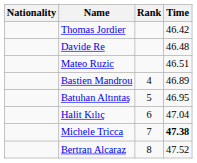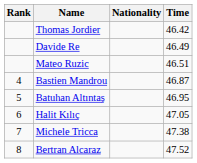columns swapped: (149, 13) <-> (31, 13)
(178, 47) 46.48 -> (178, 47) 46.49
(178, 81) 46.89 -> (178, 81) 46.87
(178, 115) 47.04 -> (178, 115) 47.05
(178, 132) bold -> (178, 132) normal
